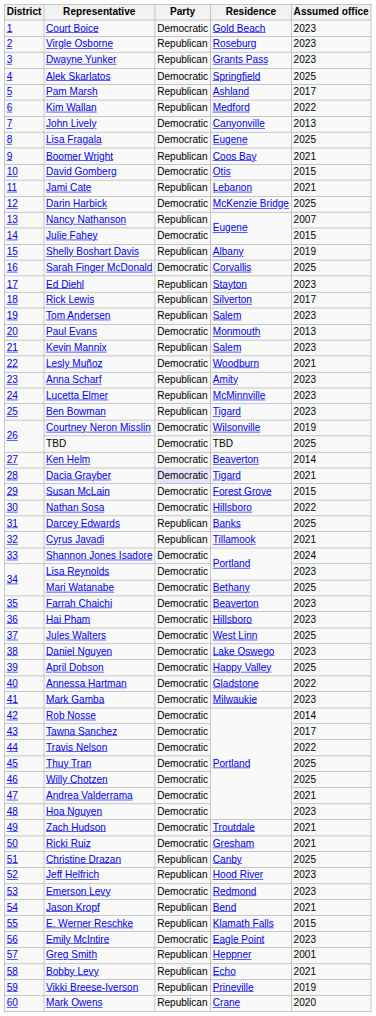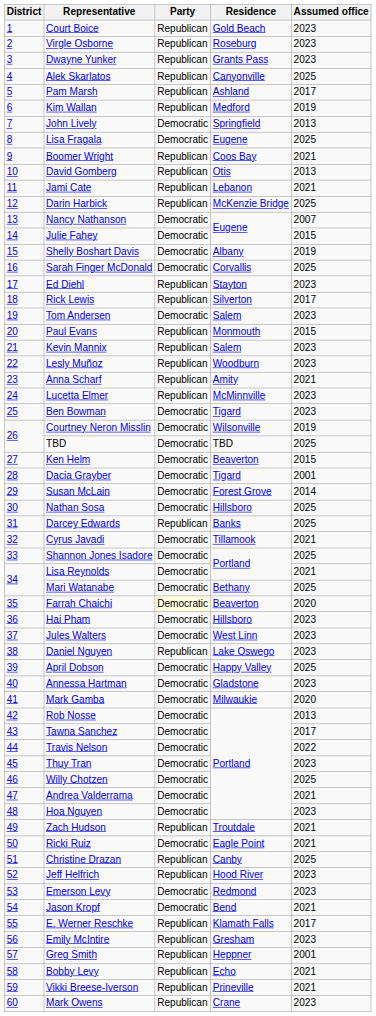(183, 28) Democratic -> (182, 28) Republican
(183, 76) Democratic -> (182, 76) Republican
(237, 76) Springfield -> (239, 76) Canyonville
(305, 108) 2022 -> (305, 108) 2019
(239, 124) Canyonville -> (237, 124) Springfield
(183, 172) Democratic -> (182, 172) Republican
(305, 172) 2015 -> (305, 172) 2013
(183, 204) Democratic -> (182, 204) Republican
(182, 220) Republican -> (183, 220) Democratic
(182, 252) Republican -> (183, 252) Democratic
(182, 316) Republican -> (183, 316) Democratic
(183, 332) Democratic -> (182, 332) Republican
(305, 332) 2013 -> (305, 332) 2015
(183, 364) Democratic -> (182, 364) Republican
(305, 364) 2021 -> (305, 364) 2023
(305, 380) 2023 -> (305, 380) 2021
(182, 412) Republican -> (183, 412) Democratic
(305, 460) 2014 -> (305, 460) 2015
(183, 476) lavender background -> (183, 476) no background
(305, 476) 2021 -> (305, 476) 2001
(305, 492) 2015 -> (305, 492) 2014
(305, 508) 2022 -> (305, 508) 2025
(182, 540) Republican -> (183, 540) Democratic
(305, 556) 2024 -> (305, 556) 2025
(305, 572) 2023 -> (305, 572) 2021
(183, 603) no background -> (183, 603) lightyellow background
(305, 603) 2023 -> (305, 603) 2020
(305, 635) 2025 -> (305, 635) 2023
(183, 651) Democratic -> (182, 651) Republican
(305, 683) 2022 -> (305, 683) 2023
(305, 699) 2023 -> (305, 699) 2020
(305, 715) 2014 -> (305, 715) 2013
(305, 763) 2025 -> (305, 763) 2023
(183, 827) Democratic -> (182, 827) Republican
(233, 843) Gresham -> (239, 843) Eagle Point
(182, 907) Republican -> (183, 907) Democratic
(305, 923) 2015 -> (305, 923) 2017
(183, 939) Democratic -> (182, 939) Republican
(239, 939) Eagle Point -> (233, 939) Gresham
(305, 987) 2019 -> (305, 987) 2021
(305, 1003) 2020 -> (305, 1003) 2023
